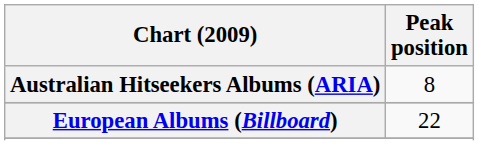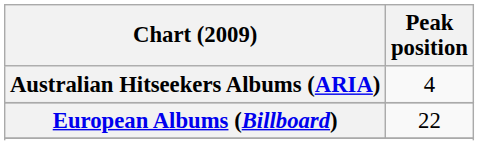(429, 84) 8 -> (429, 84) 4
